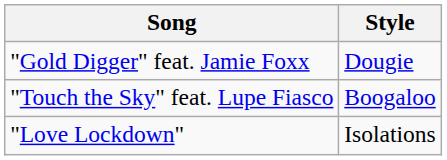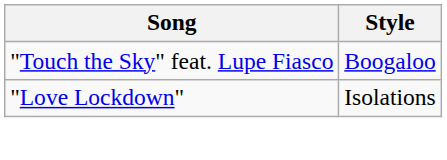- row: (160, 60)
